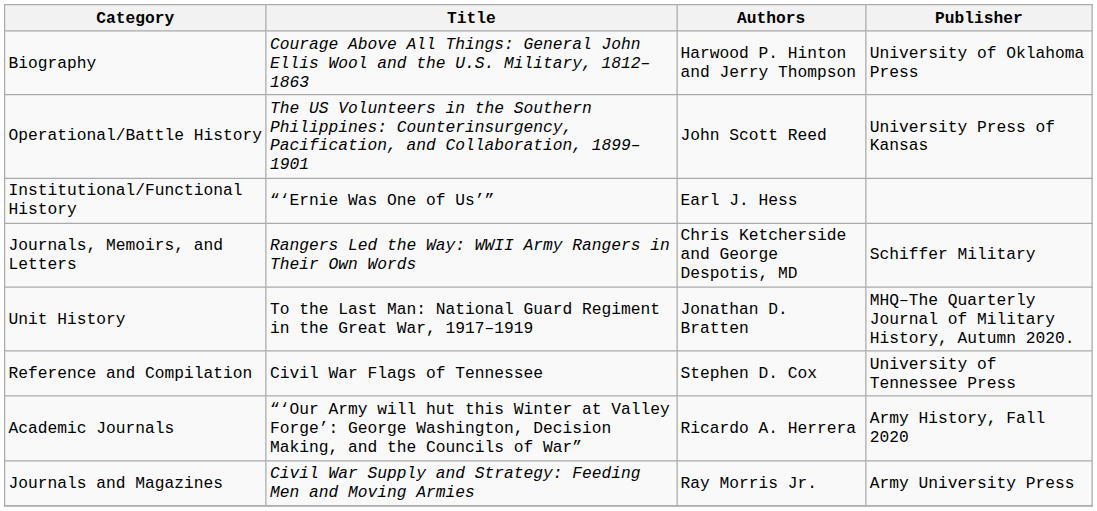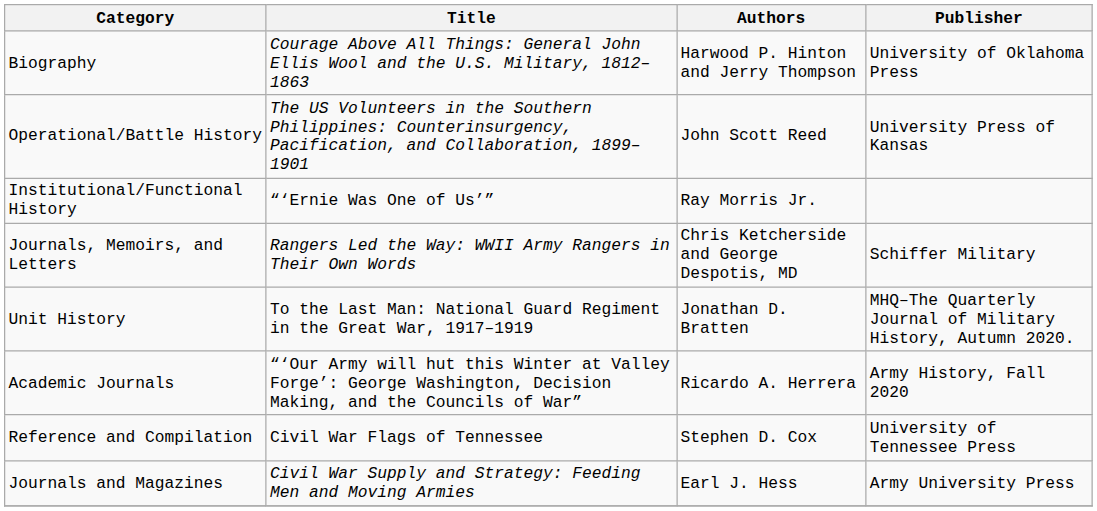(739, 200) Earl J. Hess -> (749, 200) Ray Morris Jr.
rows swapped: (130, 374) <-> (91, 428)
(749, 483) Ray Morris Jr. -> (739, 483) Earl J. Hess
